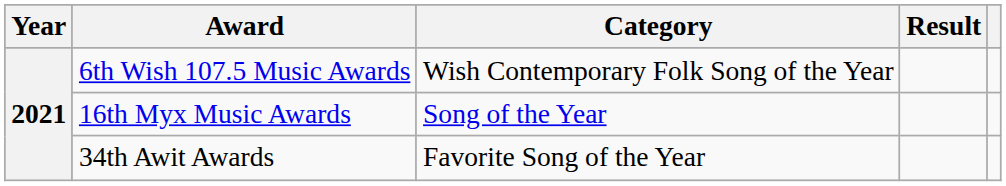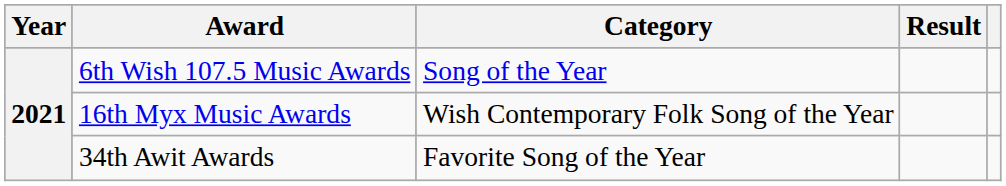(658, 69) Wish Contemporary Folk Song of the Year -> (515, 69) Song of the Year
(515, 113) Song of the Year -> (658, 113) Wish Contemporary Folk Song of the Year
